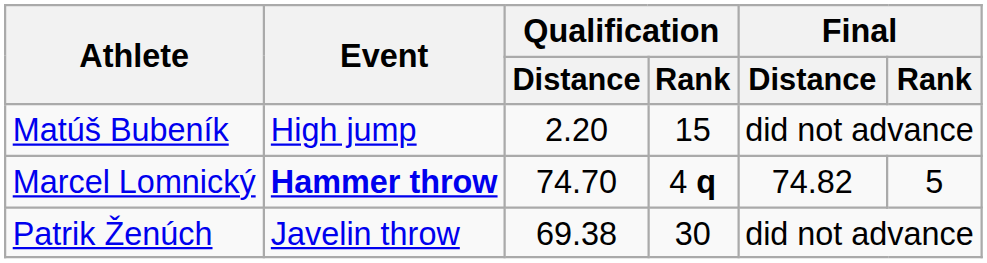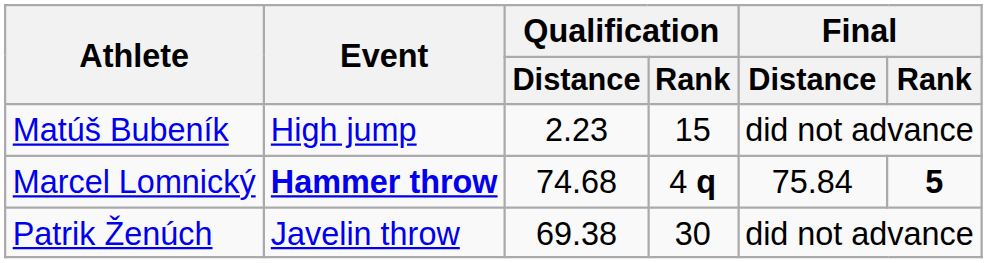(576, 131) 2.20 -> (576, 131) 2.23
(576, 182) 74.70 -> (576, 182) 74.68
(812, 182) 74.82 -> (812, 182) 75.84
(934, 182) normal -> (934, 182) bold
